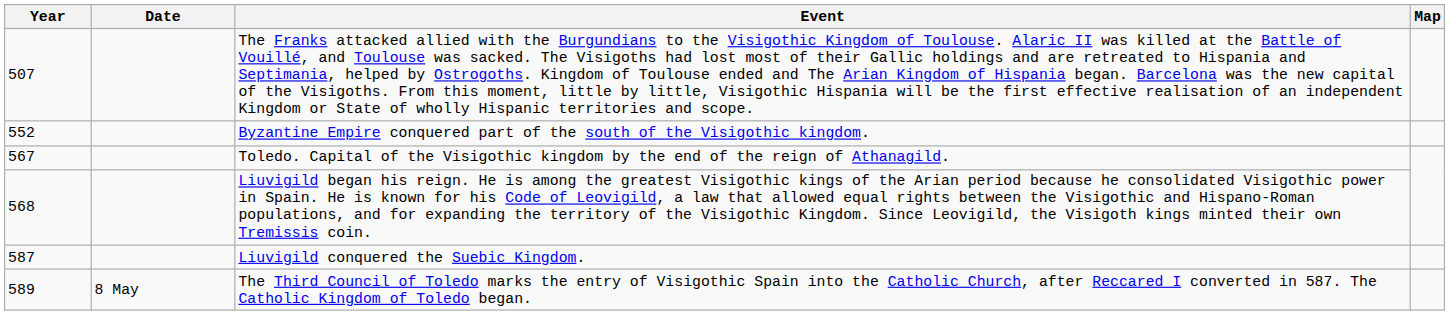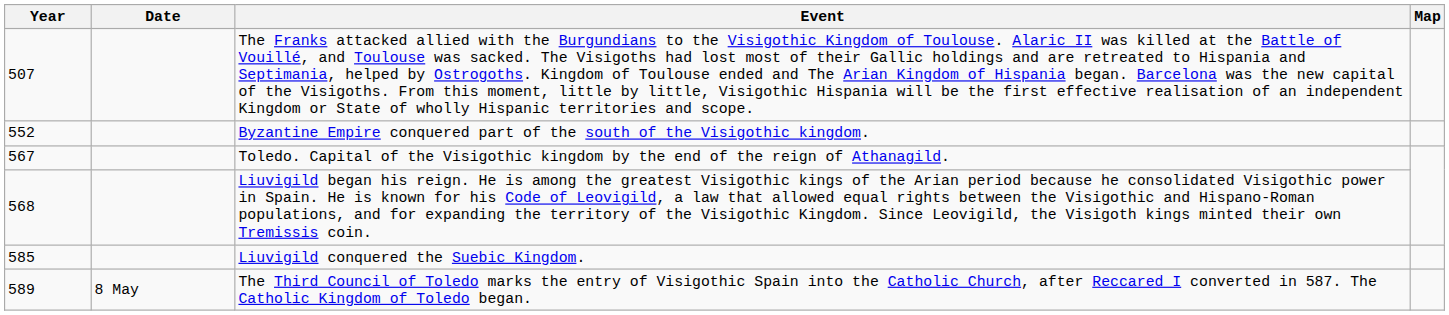(21, 257) 587 -> (21, 257) 585
